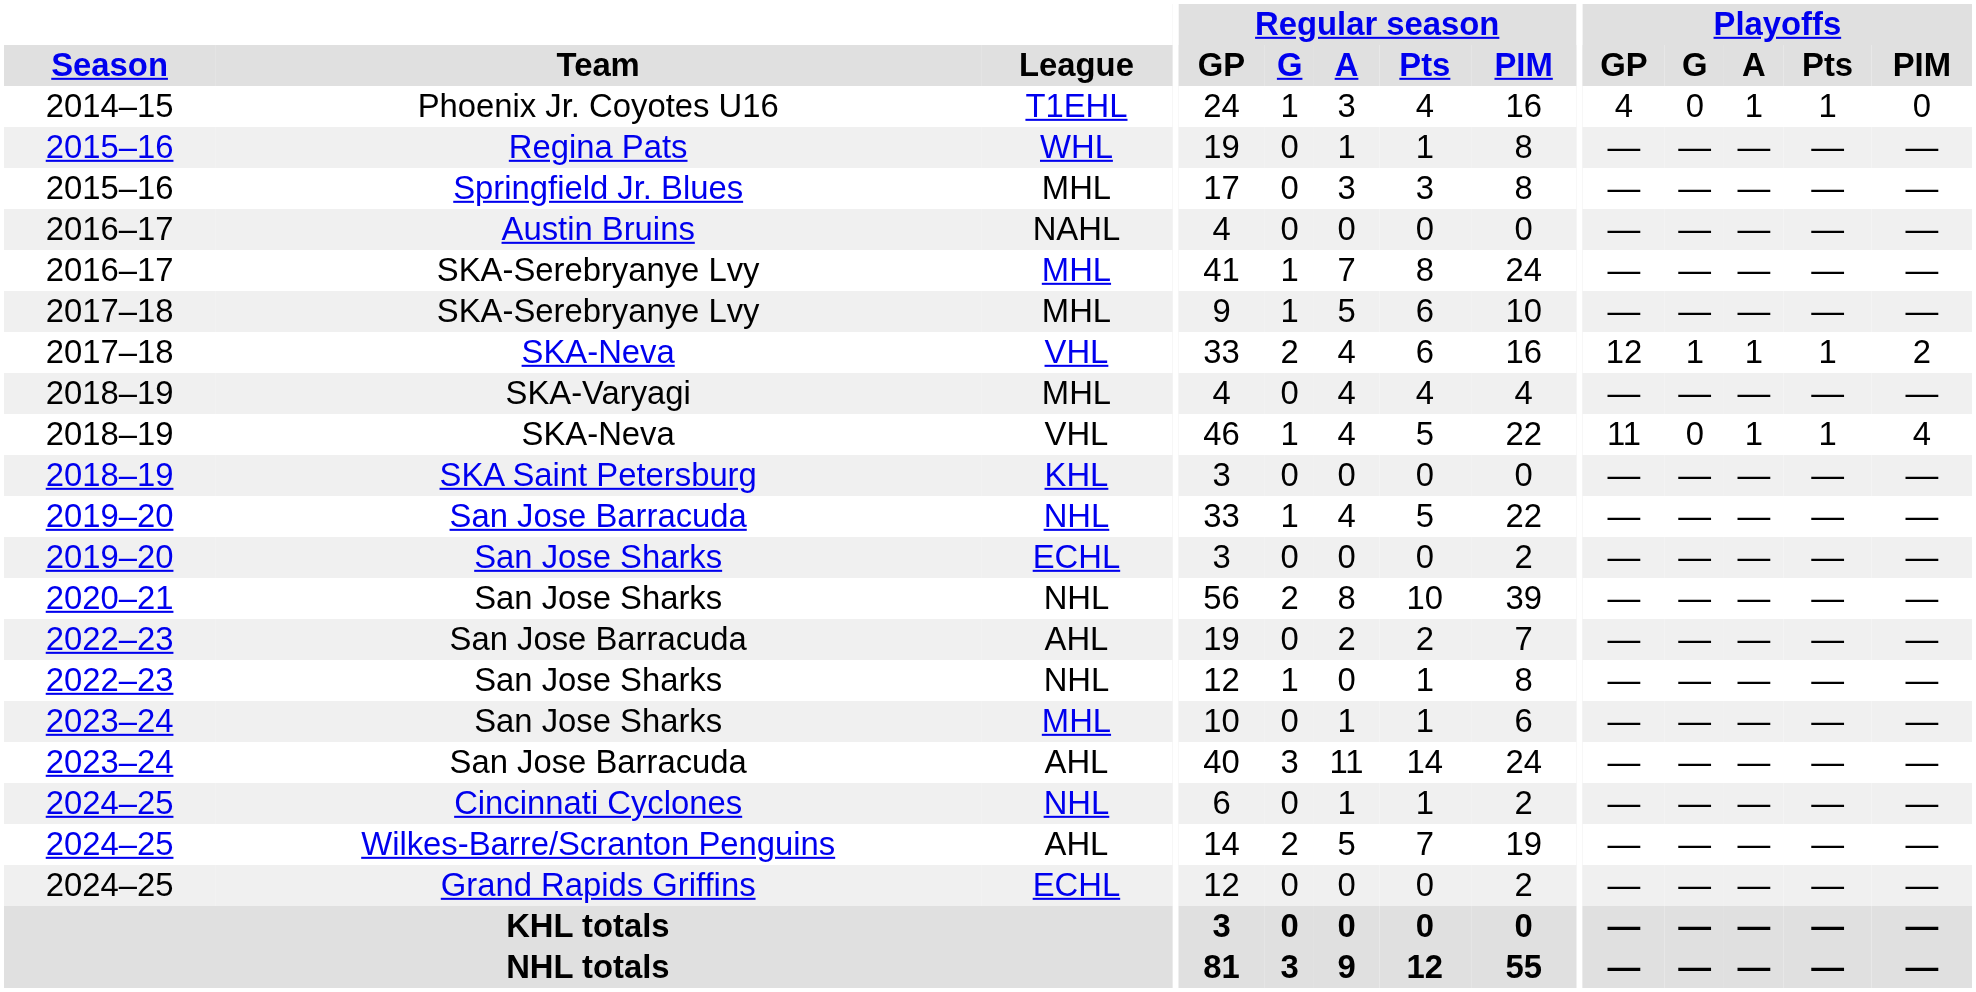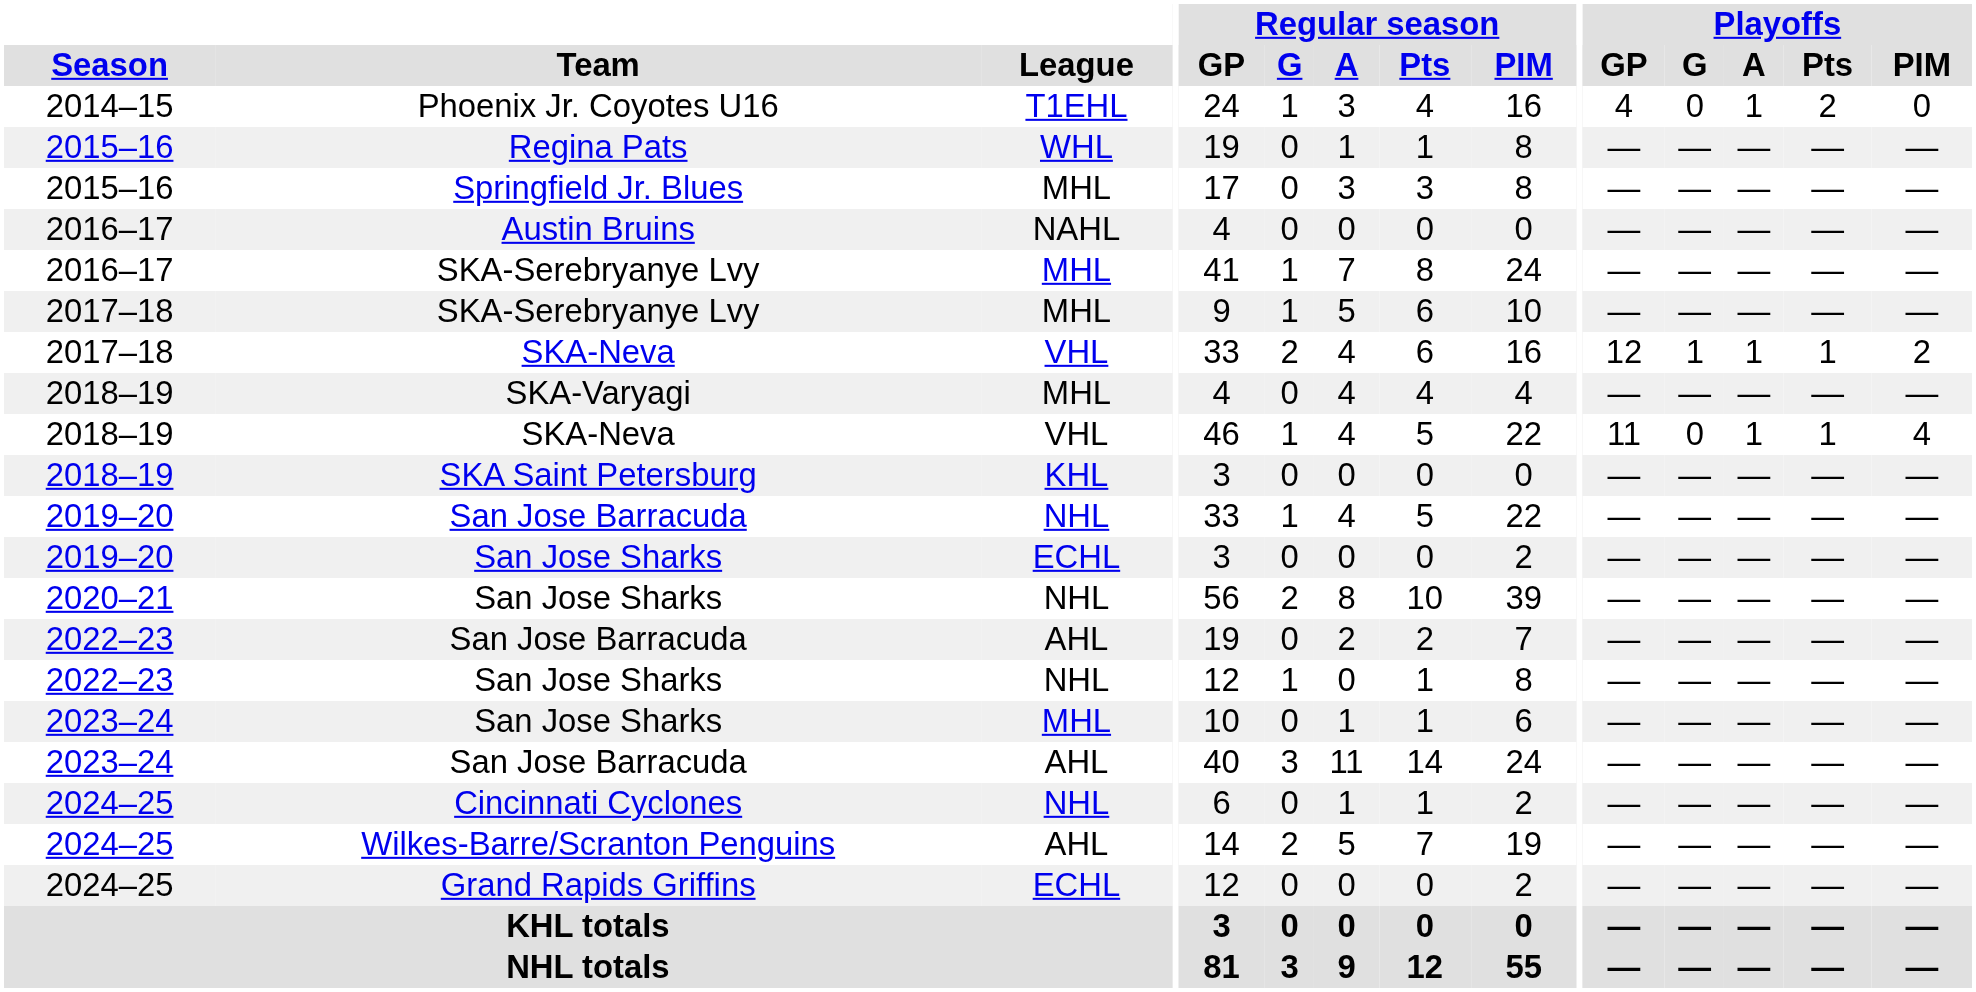(1828, 105) 1 -> (1828, 105) 2
